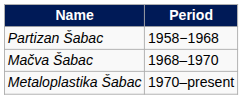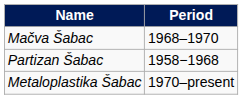rows swapped: (55, 37) <-> (50, 60)
